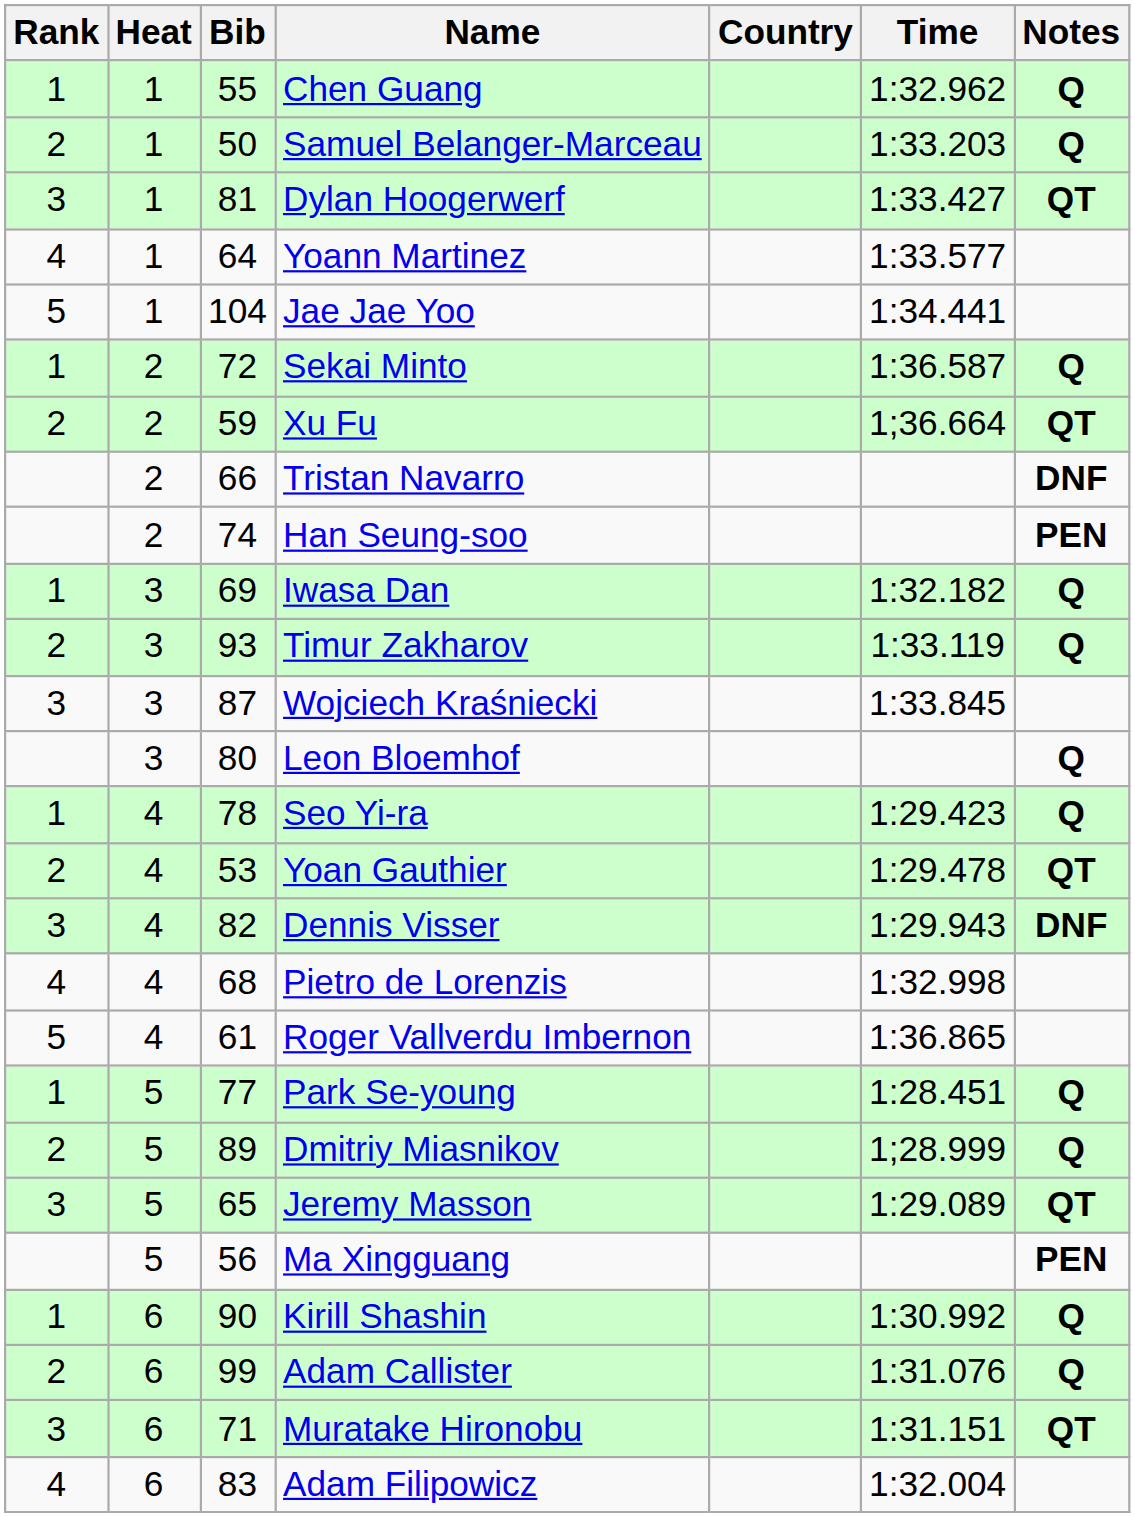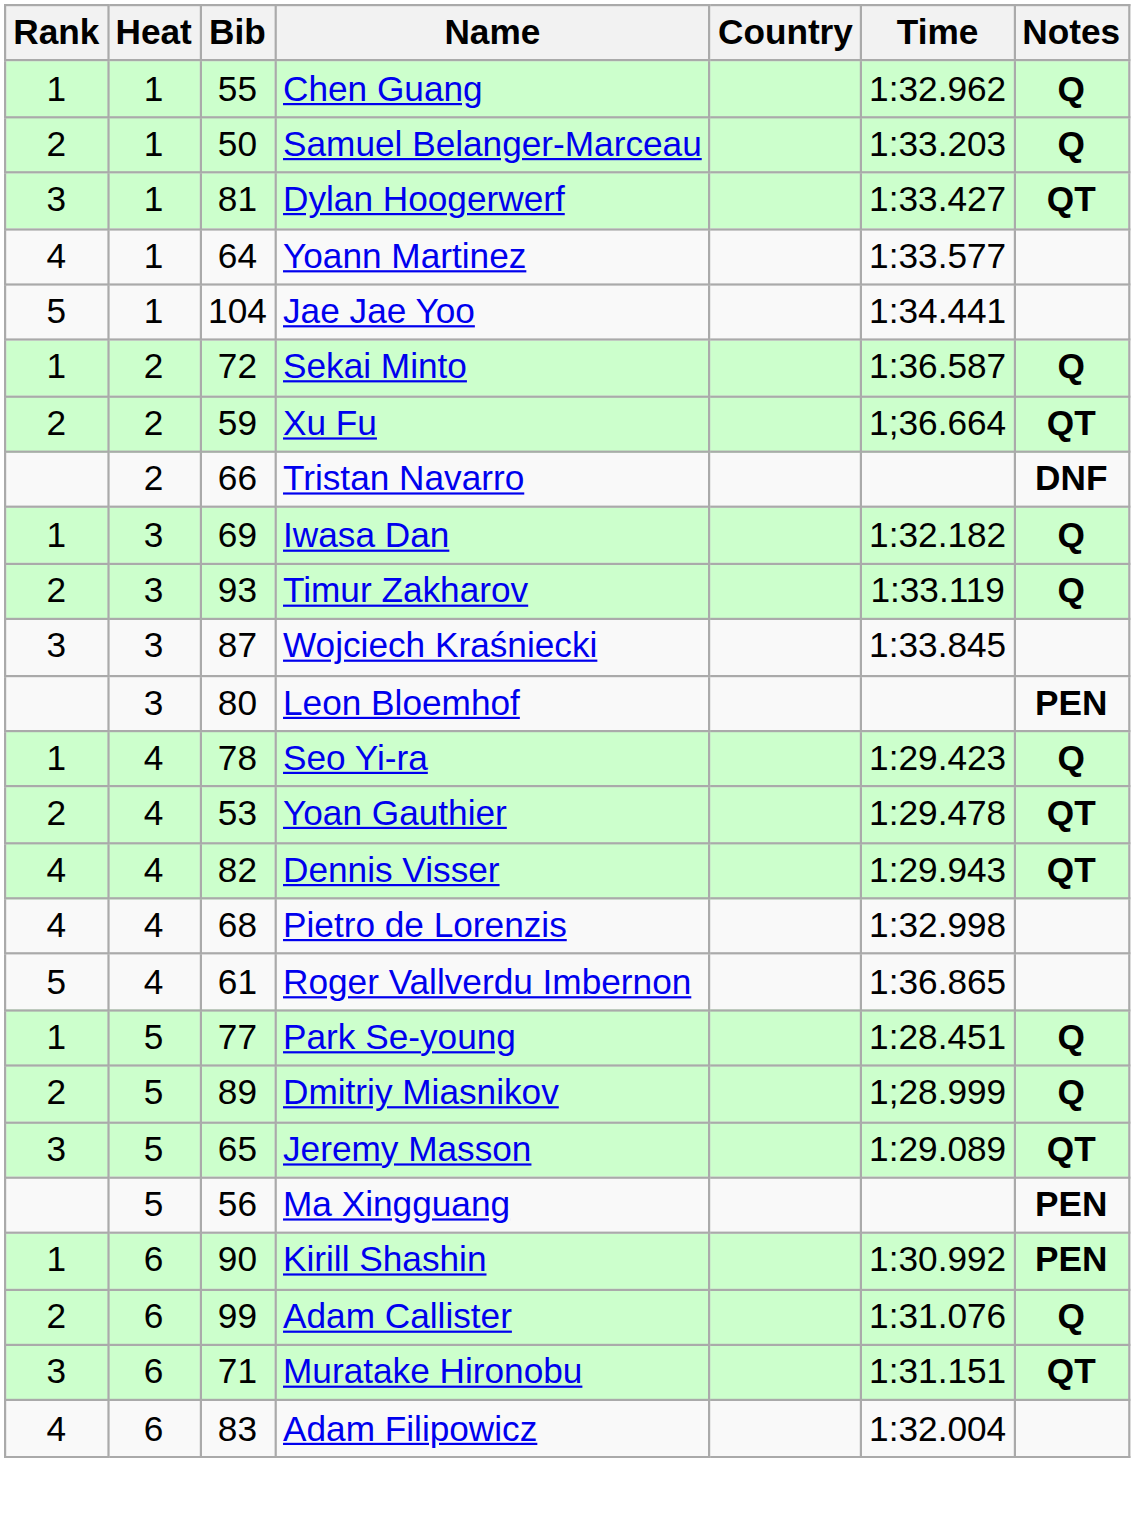- row: (405, 534)
(1071, 758) Q -> (1071, 702) PEN
(56, 925) 3 -> (56, 869) 4
(1071, 925) DNF -> (1071, 869) QT
(1071, 1316) Q -> (1071, 1260) PEN
